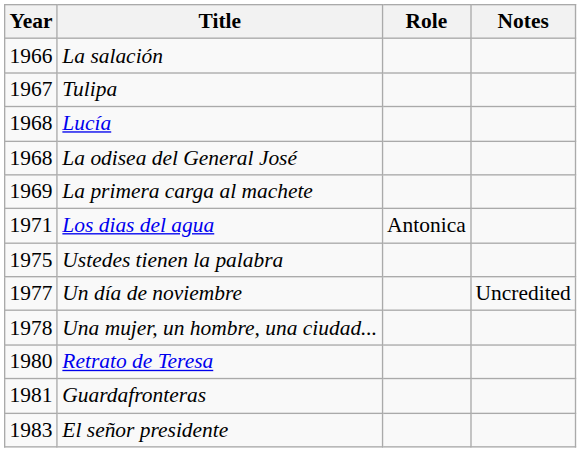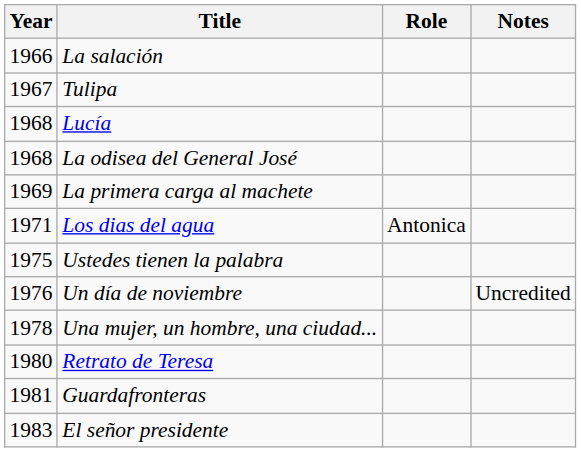(31, 293) 1977 -> (31, 293) 1976
